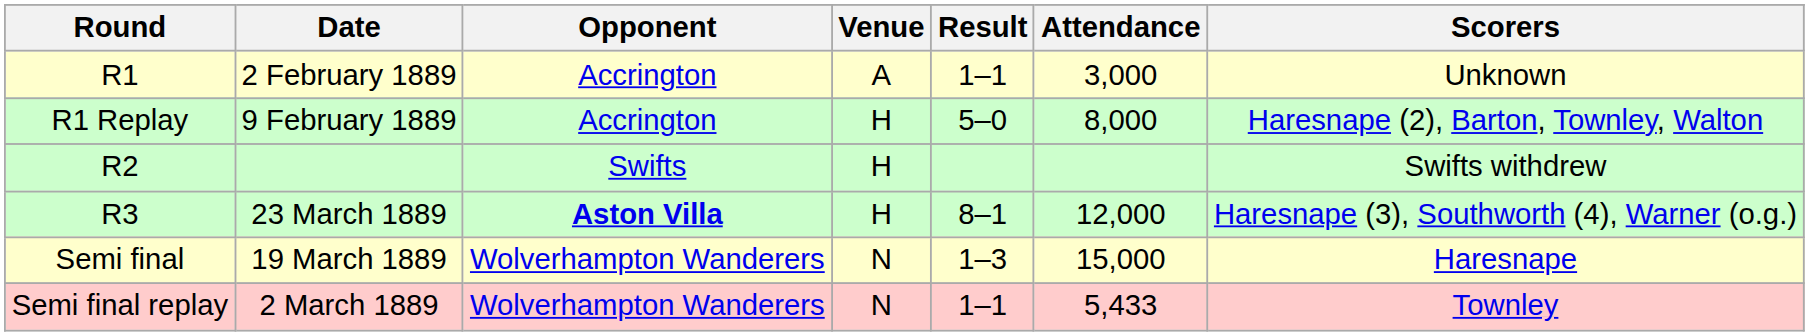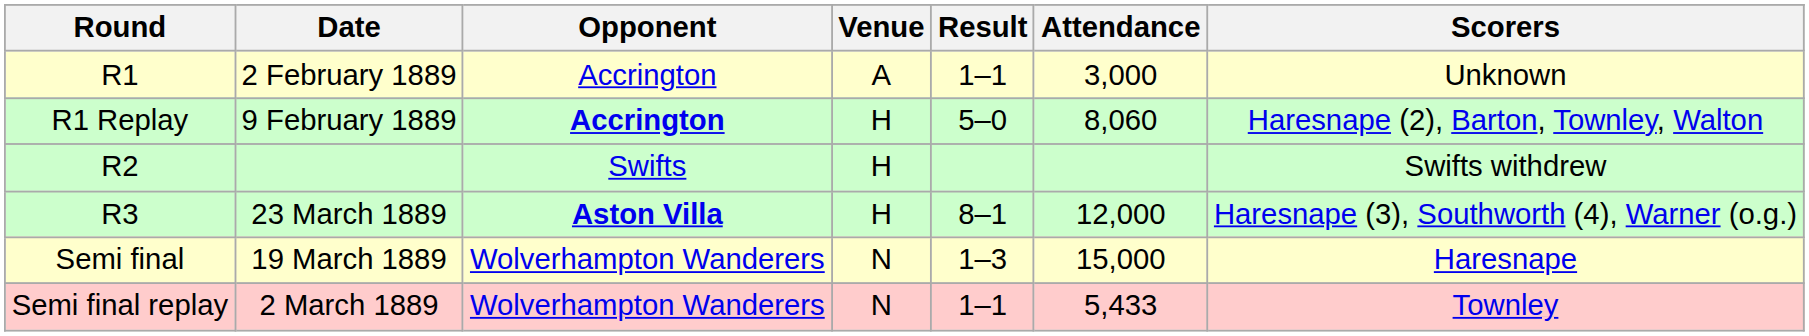(647, 120) normal -> (647, 120) bold
(1121, 120) 8,000 -> (1121, 120) 8,060
